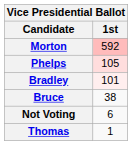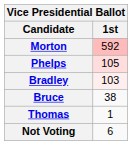(110, 81) 101 -> (110, 81) 103
rows swapped: (49, 132) <-> (49, 115)
